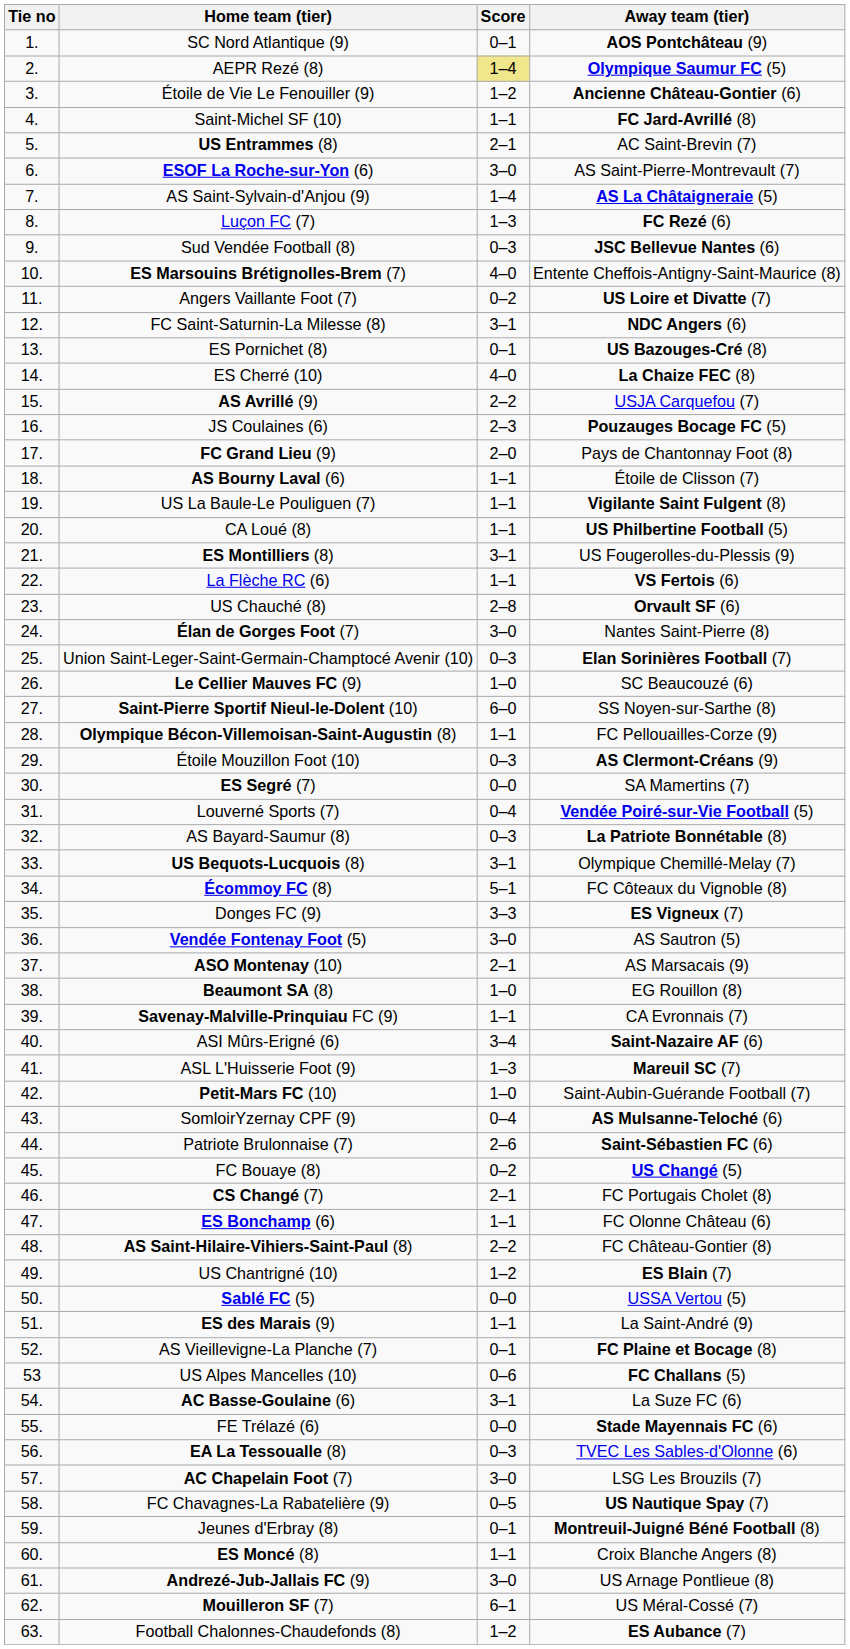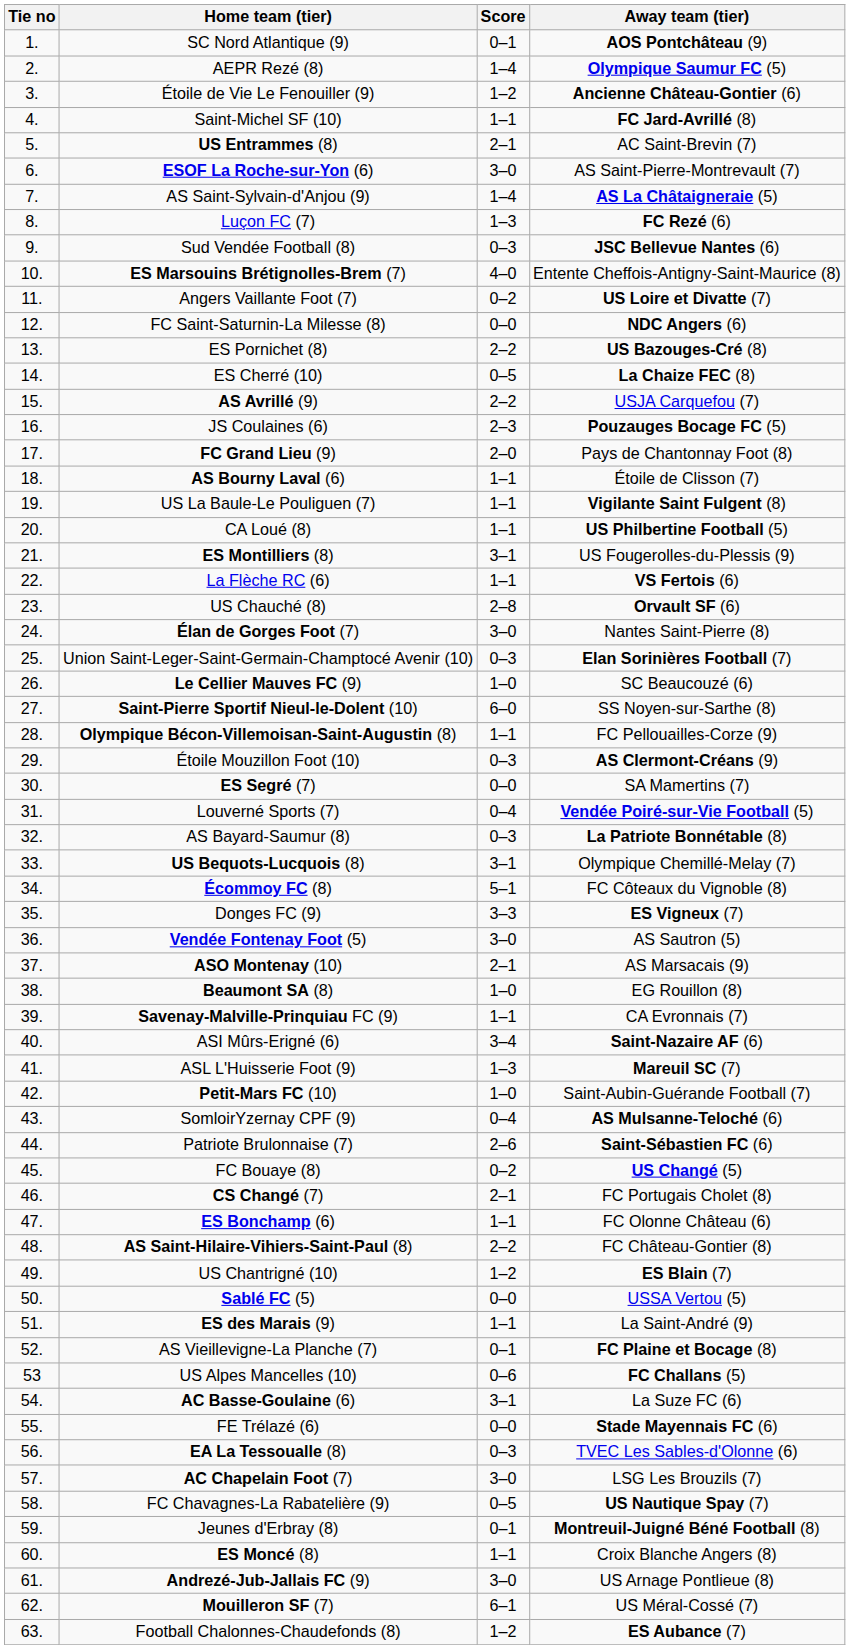(503, 68) khaki background -> (503, 68) no background
(503, 324) 3–1 -> (503, 324) 0–0
(503, 350) 0–1 -> (503, 350) 2–2
(503, 376) 4–0 -> (503, 376) 0–5
